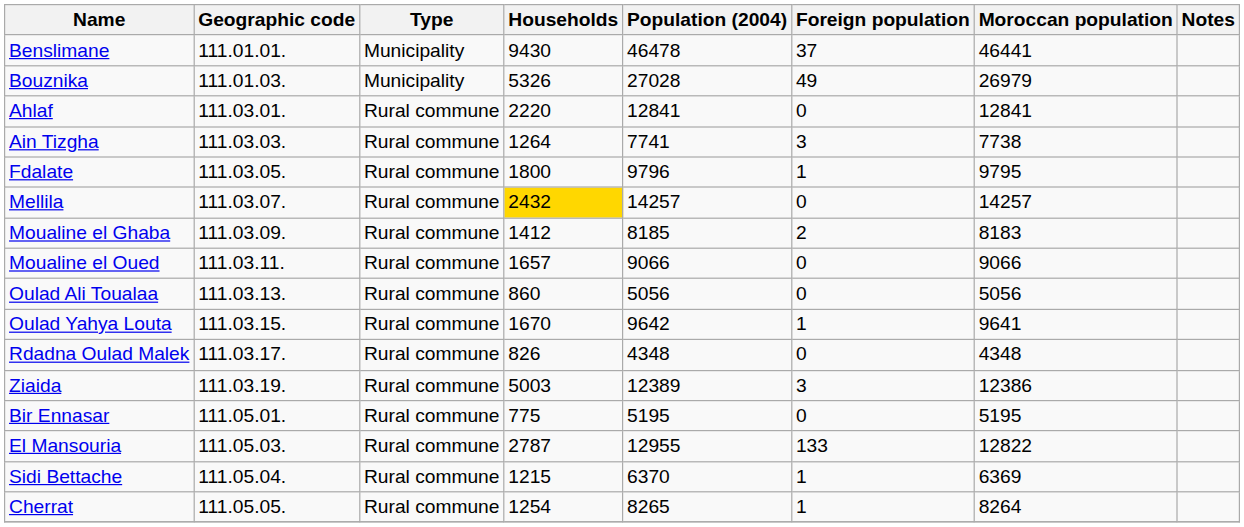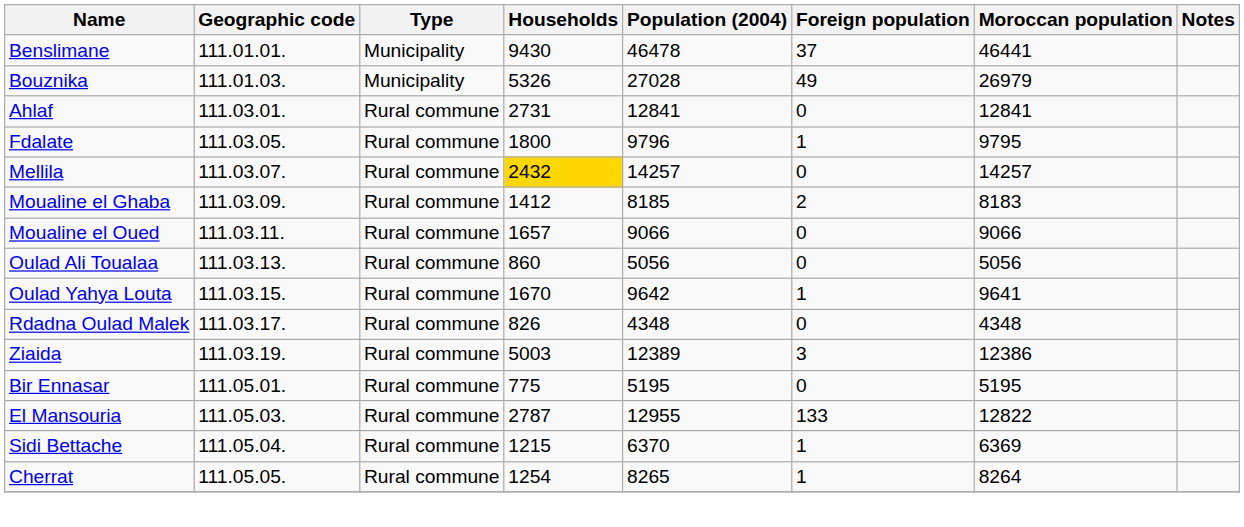(530, 111) 2220 -> (530, 111) 2731
- row: (54, 141)
